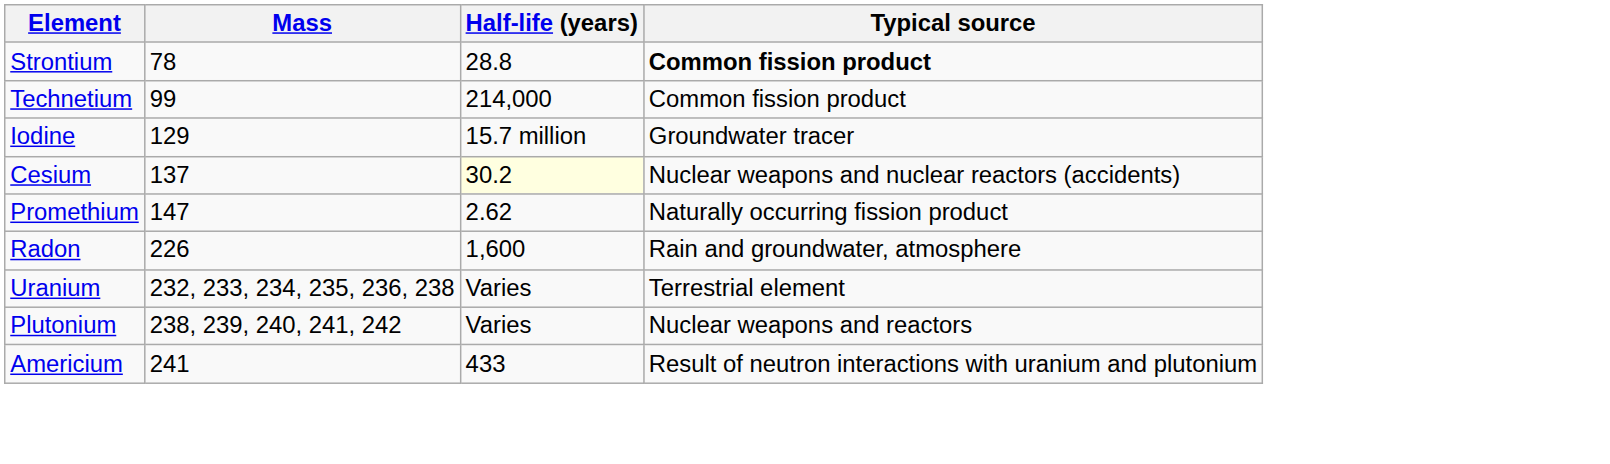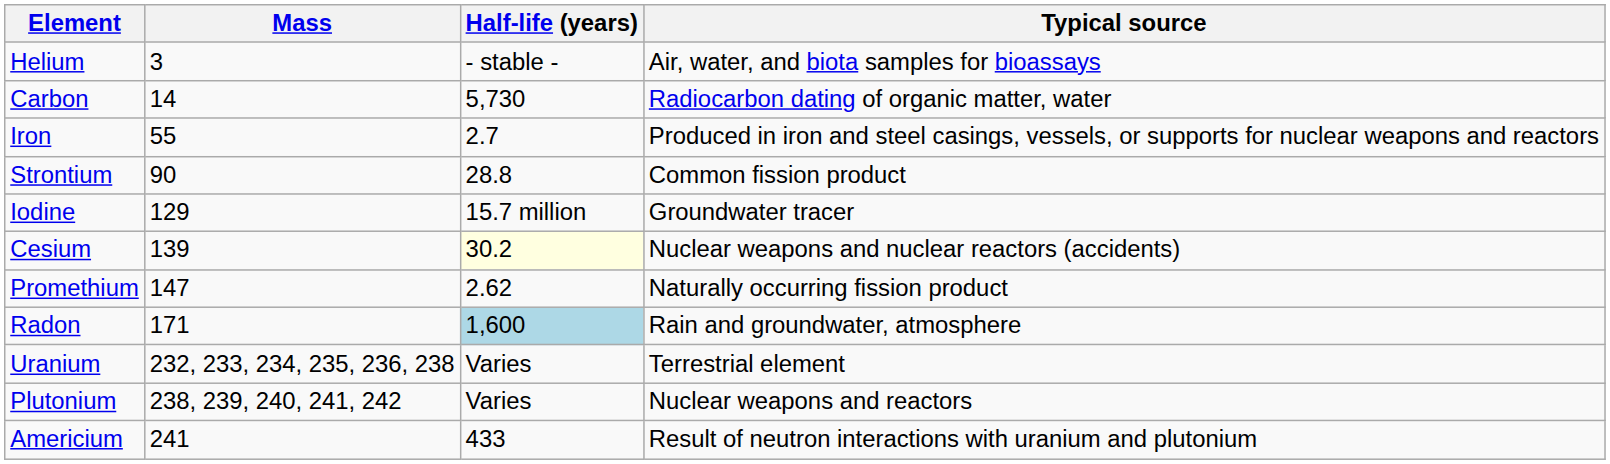+ row: (47, 61)
+ row: (49, 99)
+ row: (31, 136)
(163, 61) 78 -> (163, 174) 90
(790, 61) bold -> (777, 174) normal
- row: (71, 99)
(170, 174) 137 -> (170, 250) 139
(170, 250) 226 -> (170, 325) 171
(495, 250) no background -> (495, 325) lightblue background
